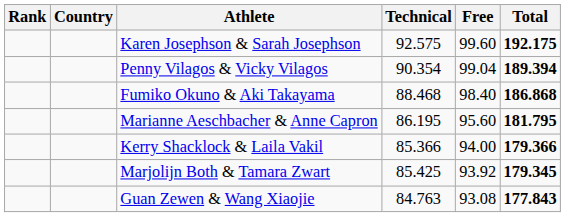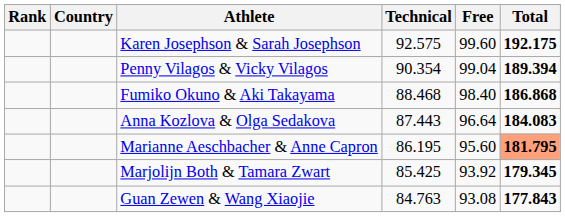+ row: (228, 120)
(530, 120) no background -> (530, 146) lightsalmon background
- row: (222, 146)
